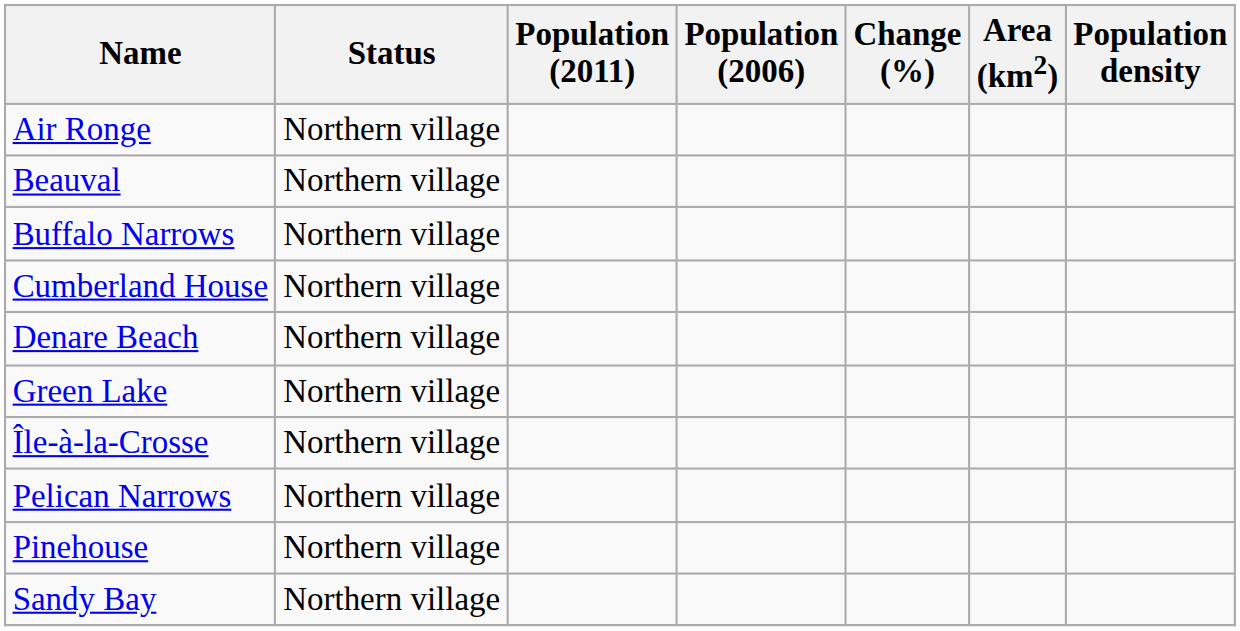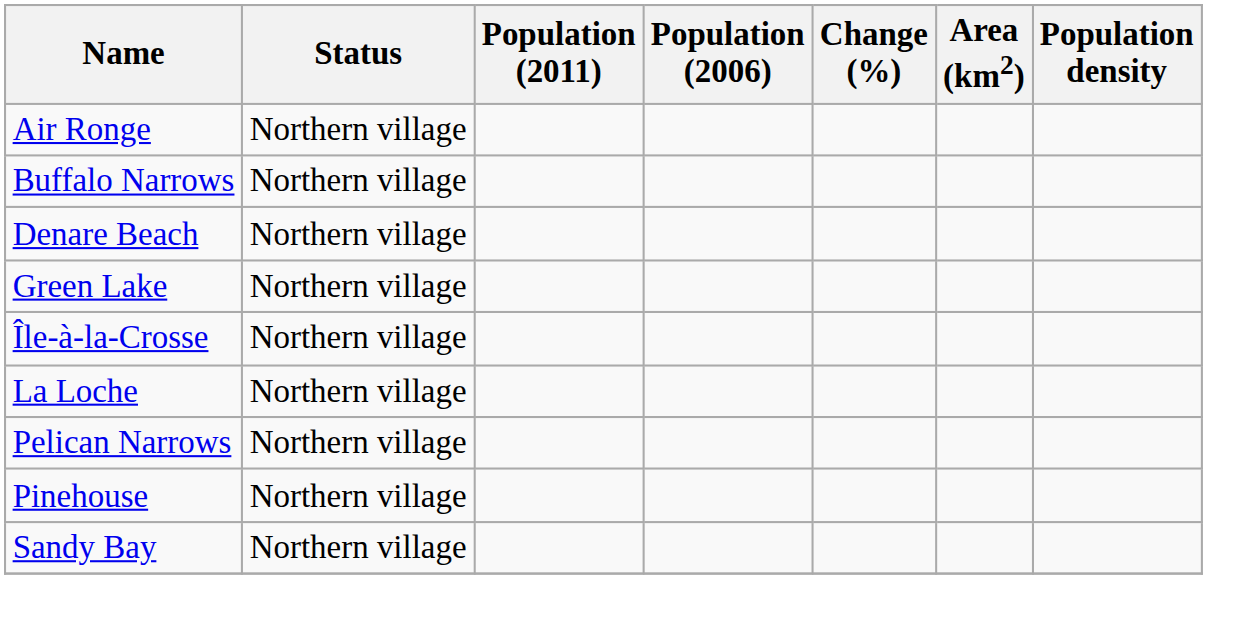- row: (67, 181)
- row: (140, 285)
+ row: (75, 390)
